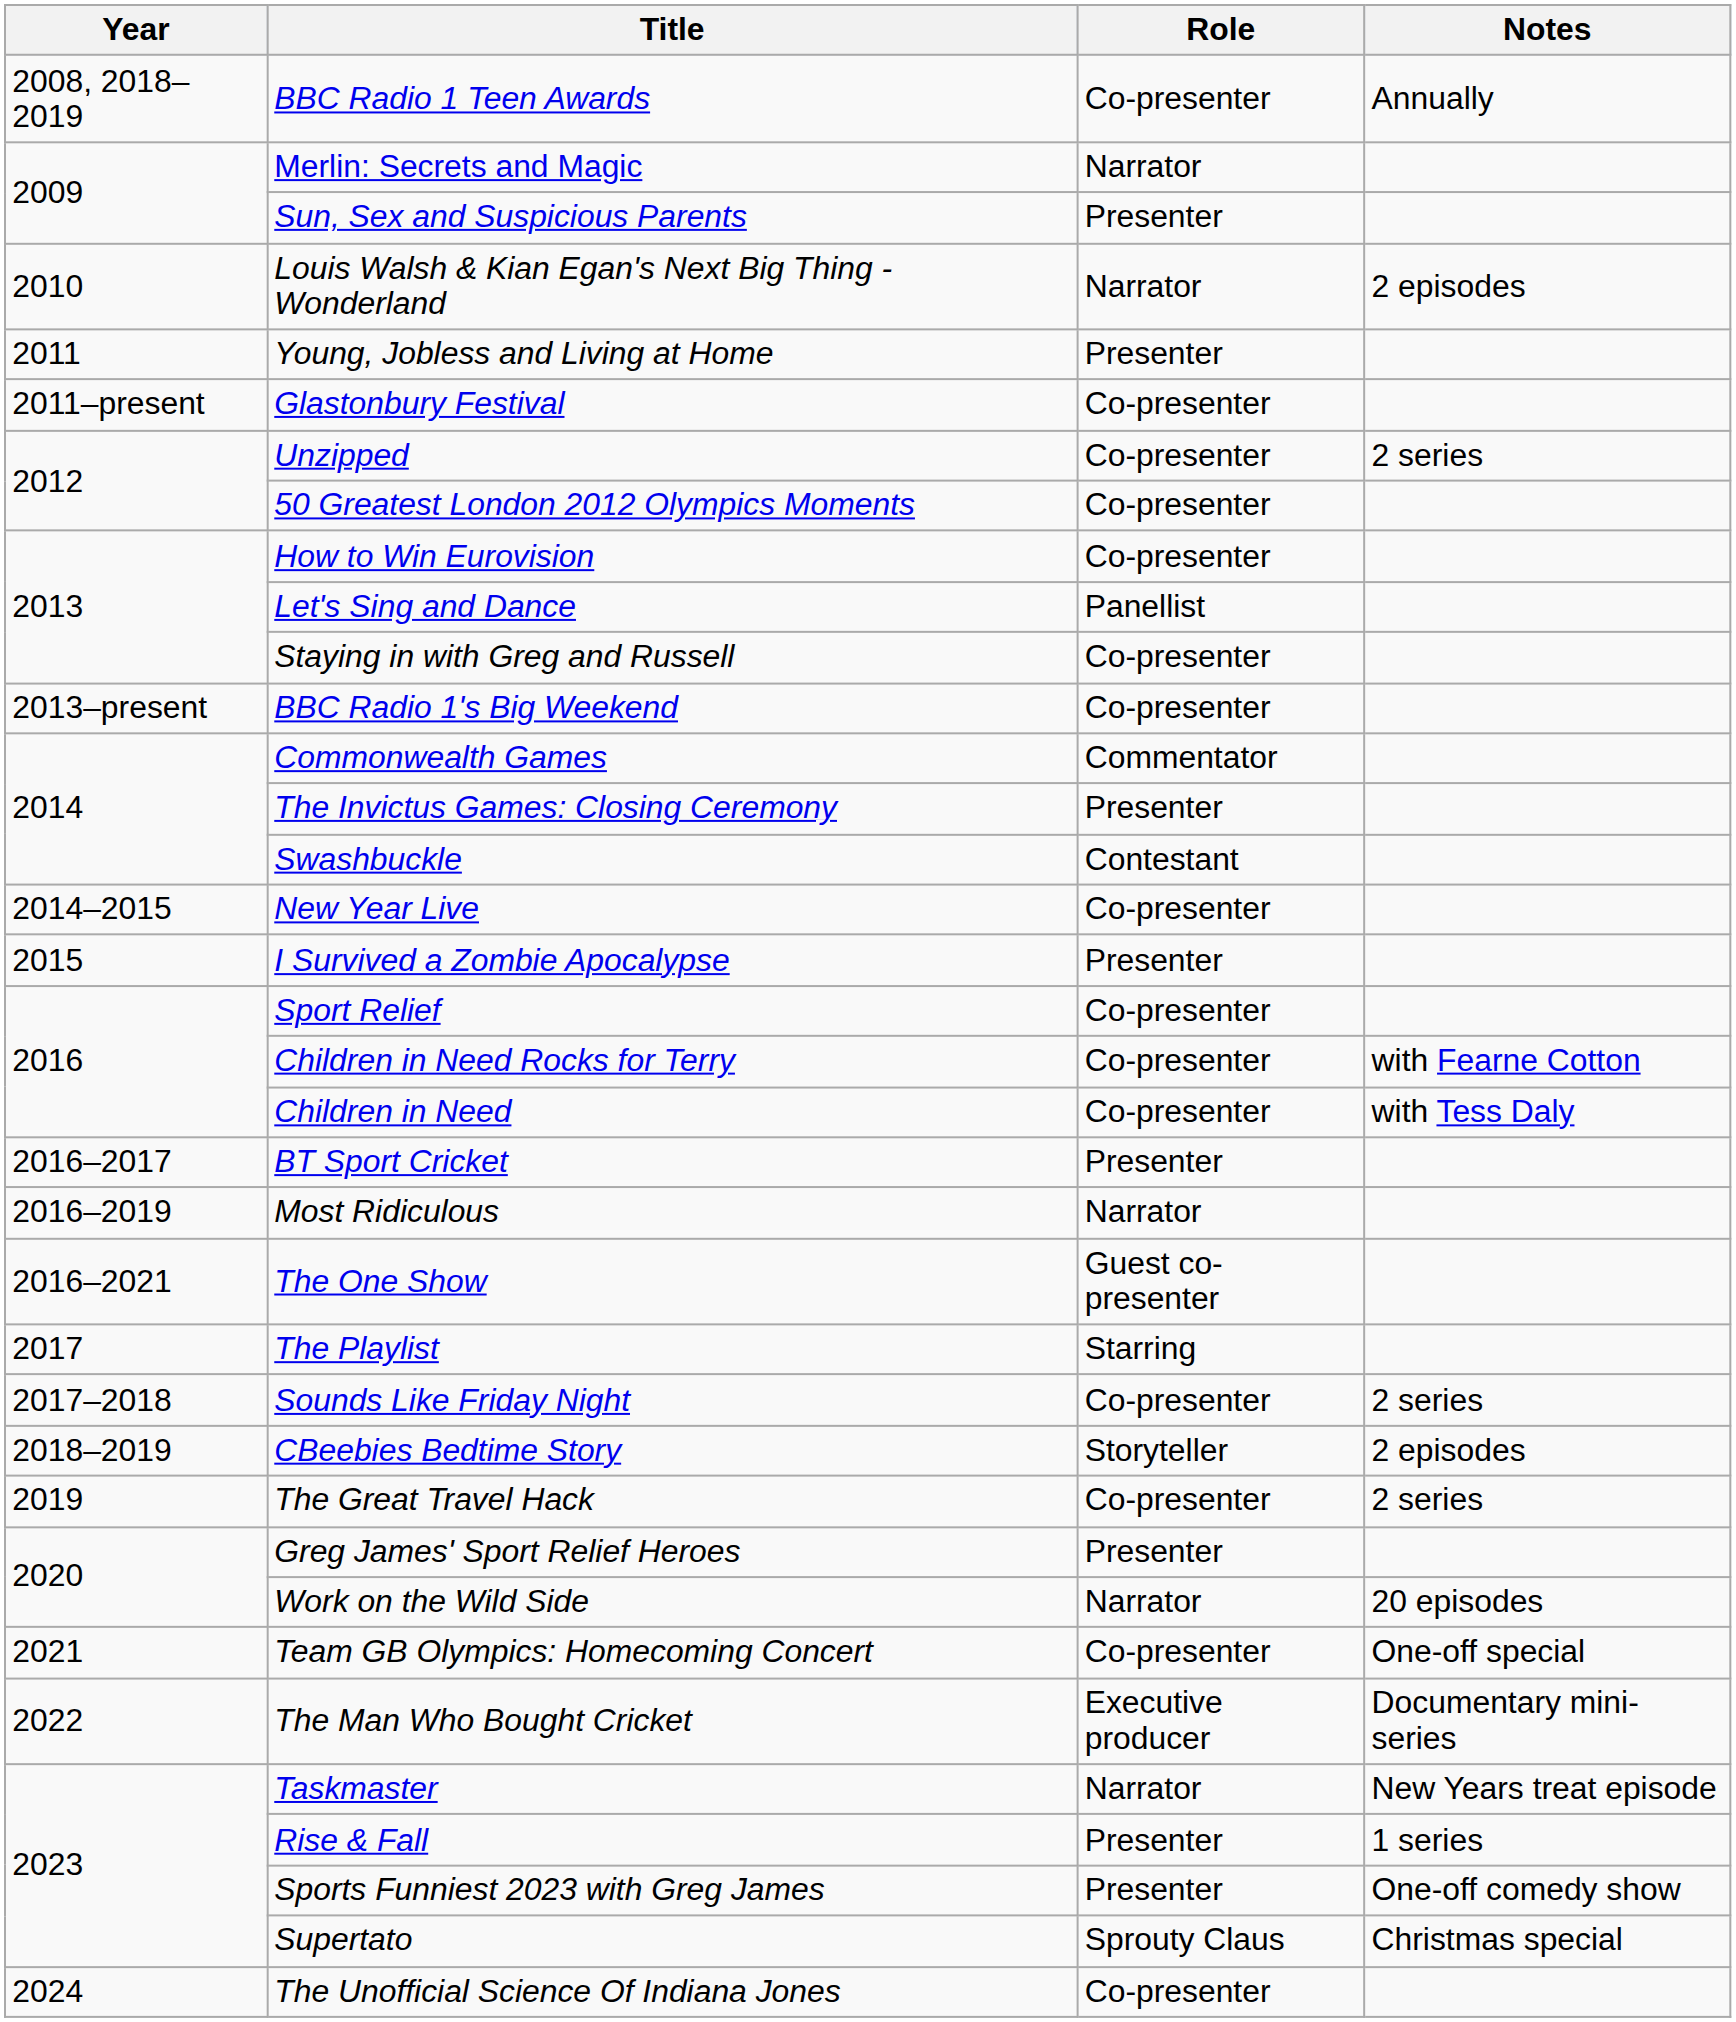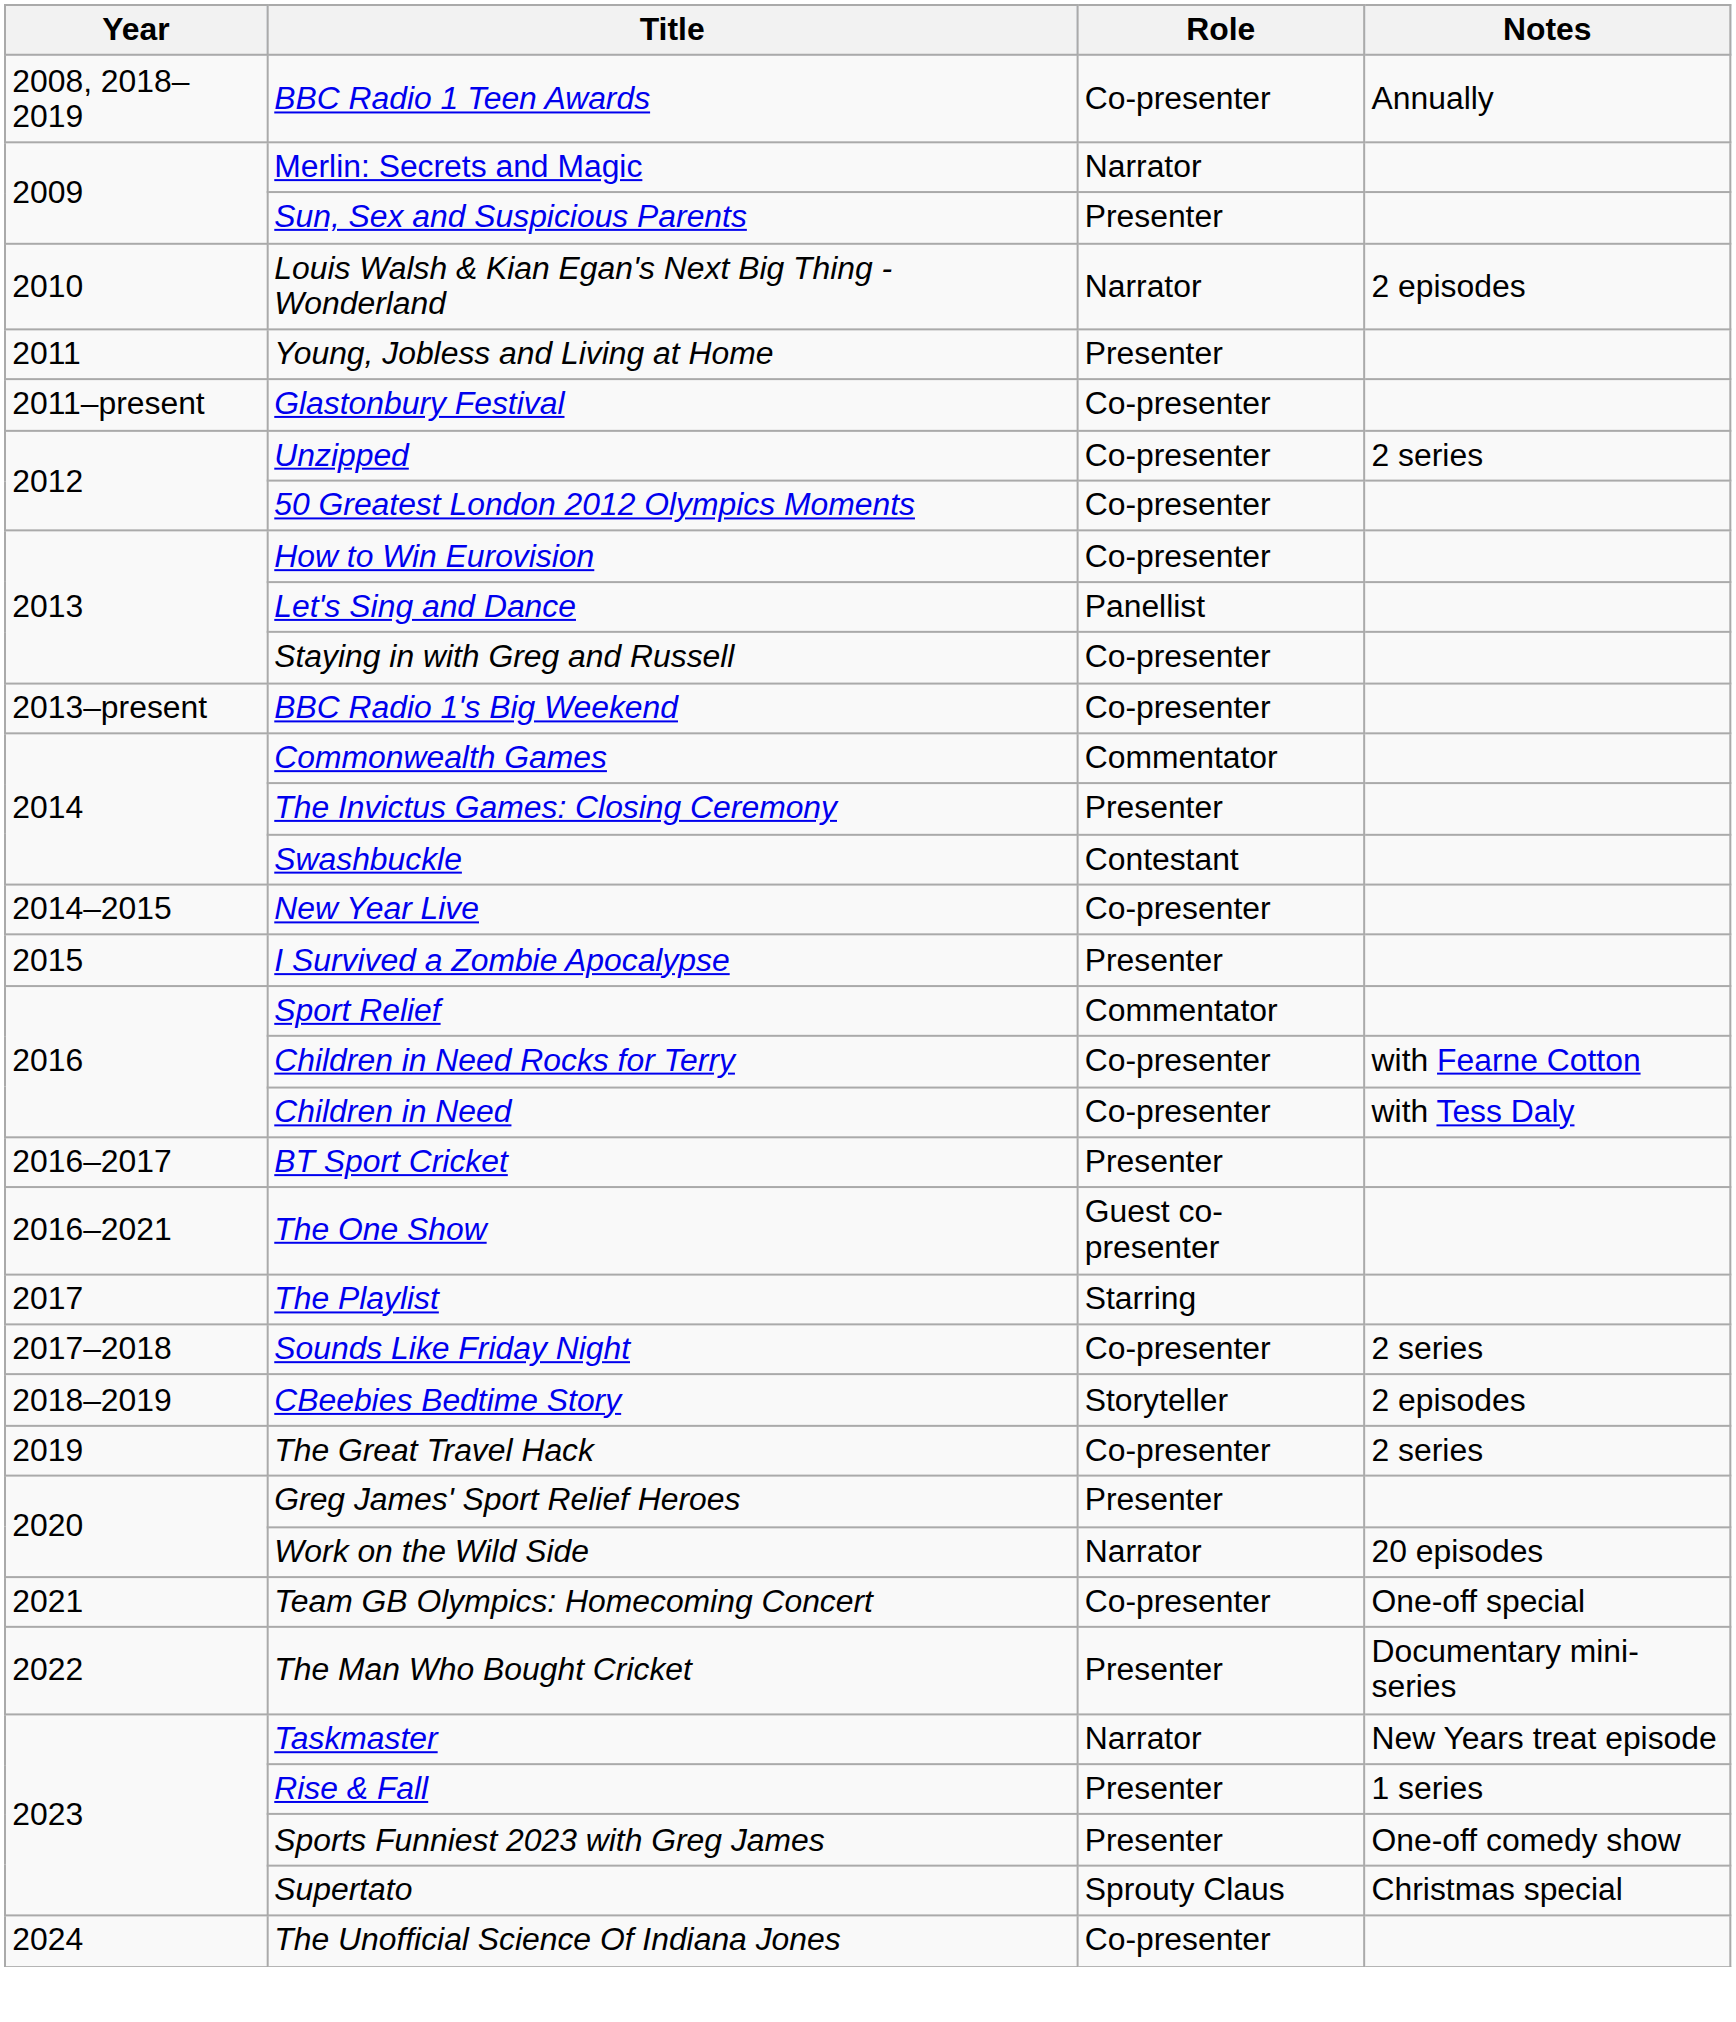(1178, 1010) Co-presenter -> (1181, 1010) Commentator
- row: (387, 1212)
(1154, 1720) Executive producer -> (1154, 1670) Presenter
